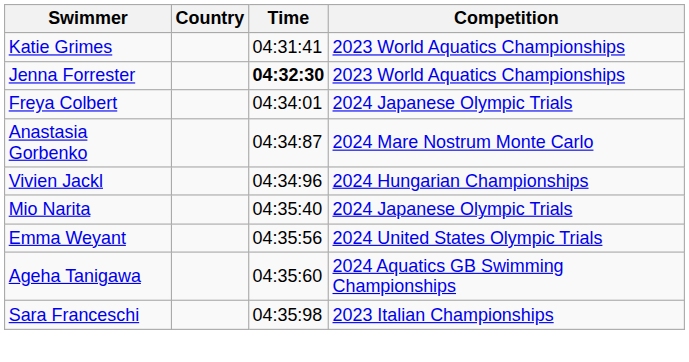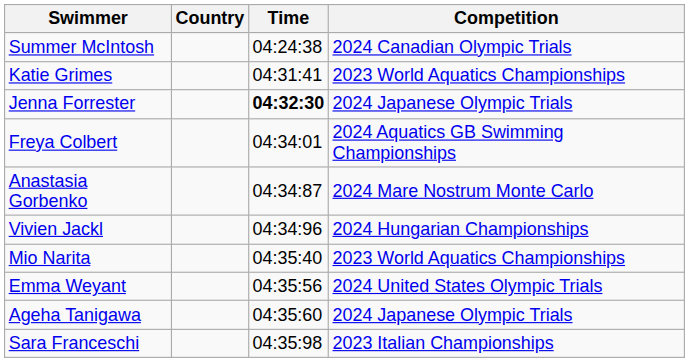+ row: (81, 47)
(479, 75) 2023 World Aquatics Championships -> (453, 103) 2024 Japanese Olympic Trials
(453, 103) 2024 Japanese Olympic Trials -> (448, 142) 2024 Aquatics GB Swimming Championships
(453, 209) 2024 Japanese Olympic Trials -> (479, 257) 2023 World Aquatics Championships
(448, 276) 2024 Aquatics GB Swimming Championships -> (453, 314) 2024 Japanese Olympic Trials
